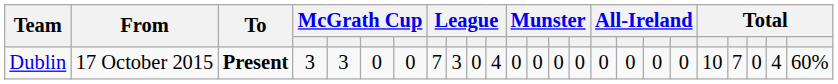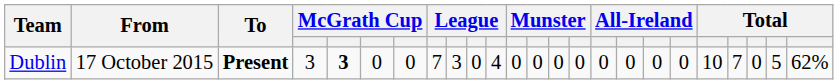(343, 62) normal -> (343, 62) bold
(776, 62) 4 -> (776, 62) 5
(810, 62) 60% -> (810, 62) 62%
